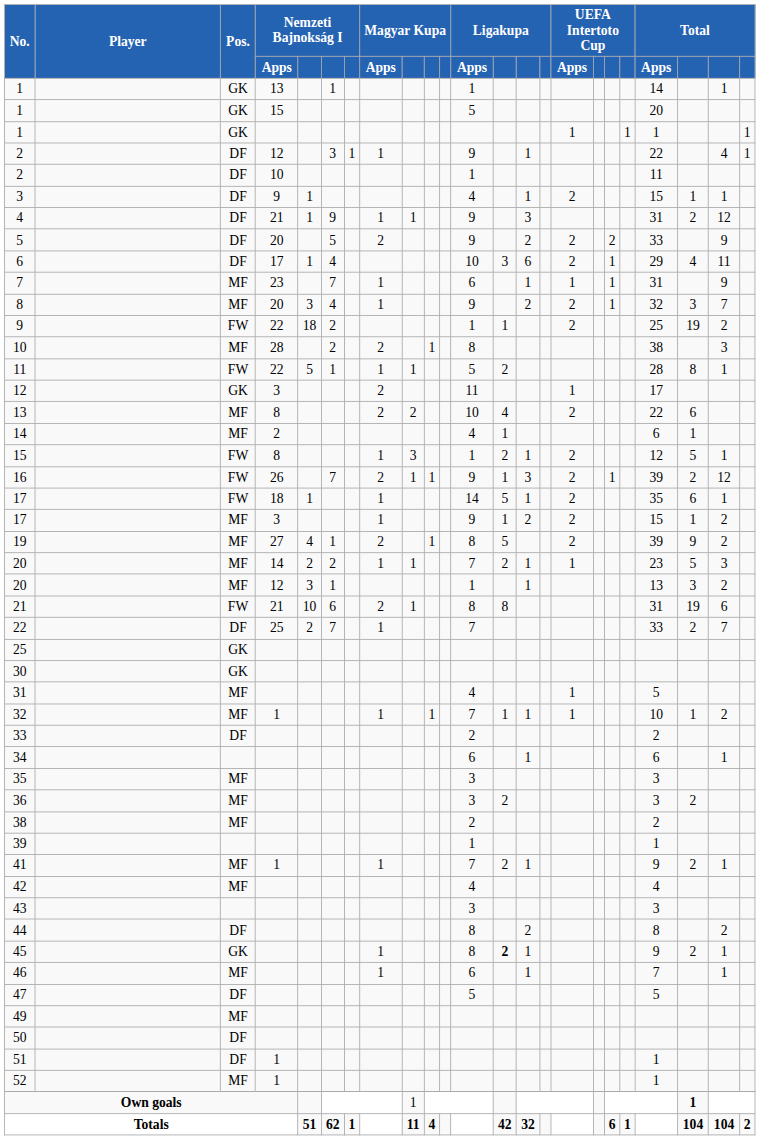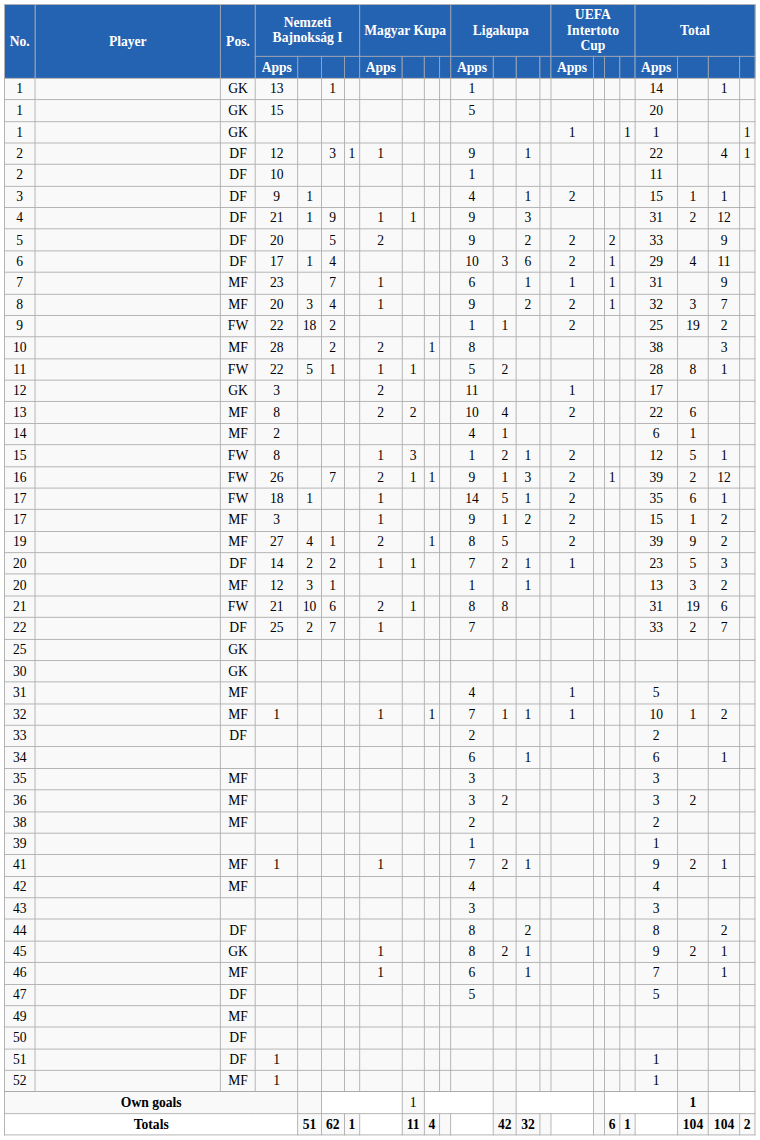(238, 563) MF -> (238, 563) DF
(505, 951) bold -> (505, 951) normal
